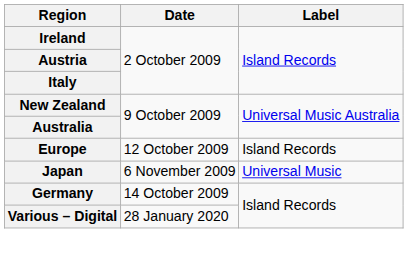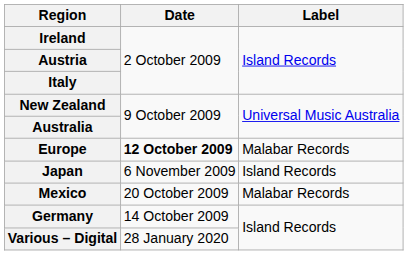(176, 149) normal -> (178, 149) bold
(289, 149) Island Records -> (296, 149) Malabar Records
(292, 171) Universal Music -> (289, 171) Island Records
+ row: (62, 194)
